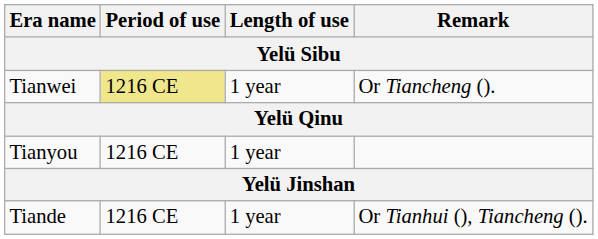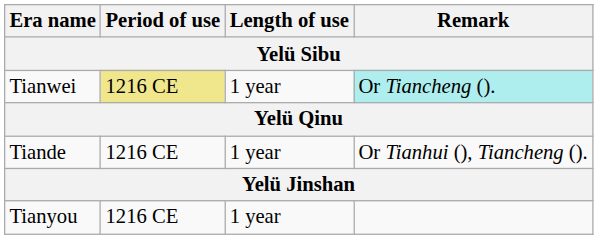(427, 86) no background -> (427, 86) paleturquoise background
rows swapped: (43, 151) <-> (38, 217)
